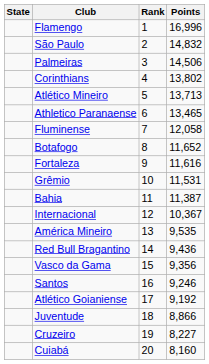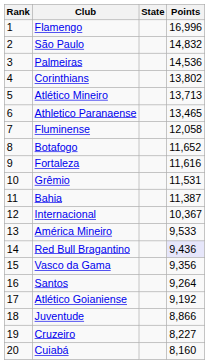columns swapped: (153, 12) <-> (18, 12)
(186, 62) 14,506 -> (186, 62) 14,536
(183, 232) 9,535 -> (183, 232) 9,533
(183, 249) no background -> (183, 249) lavender background
(183, 283) 9,246 -> (183, 283) 9,264
